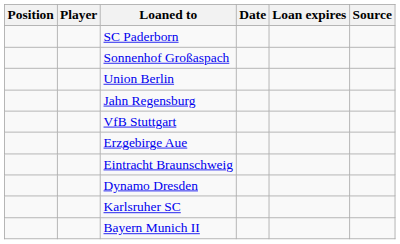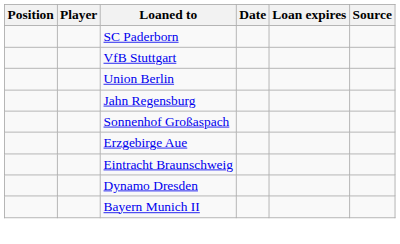rows swapped: (140, 121) <-> (166, 57)
- row: (142, 206)
